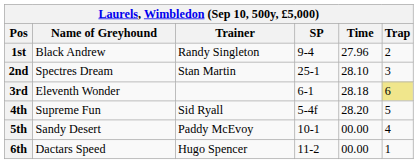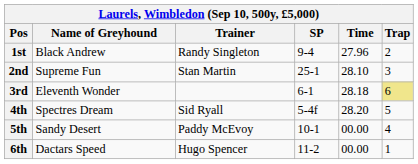(74, 71) Spectres Dream -> (68, 71) Supreme Fun
(68, 110) Supreme Fun -> (74, 110) Spectres Dream
